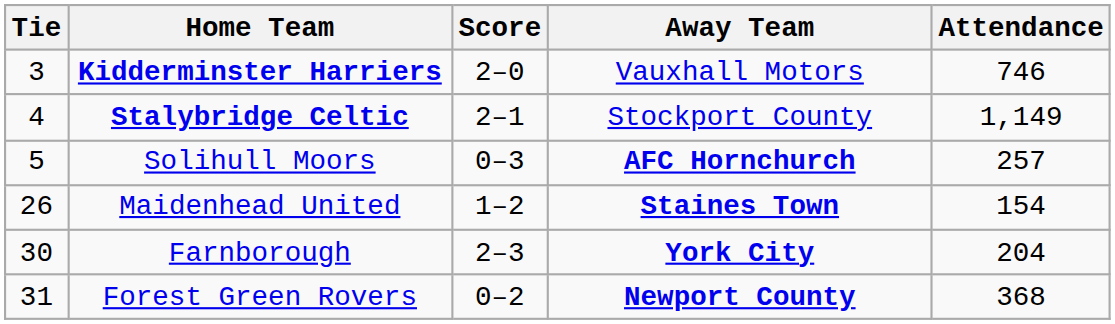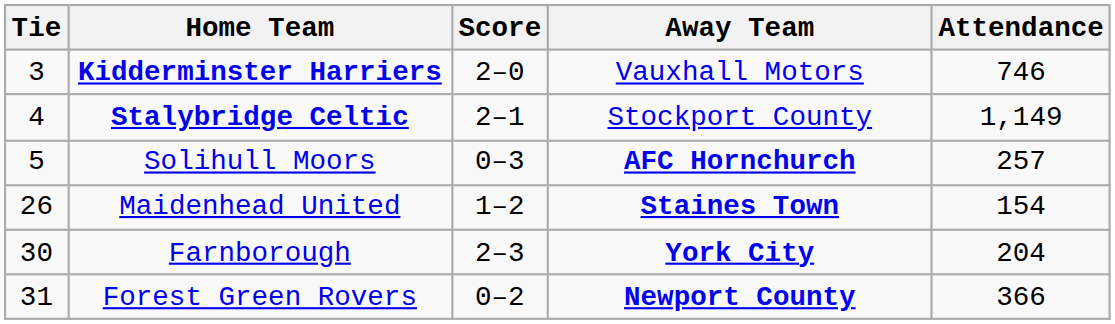(1021, 297) 368 -> (1021, 297) 366
